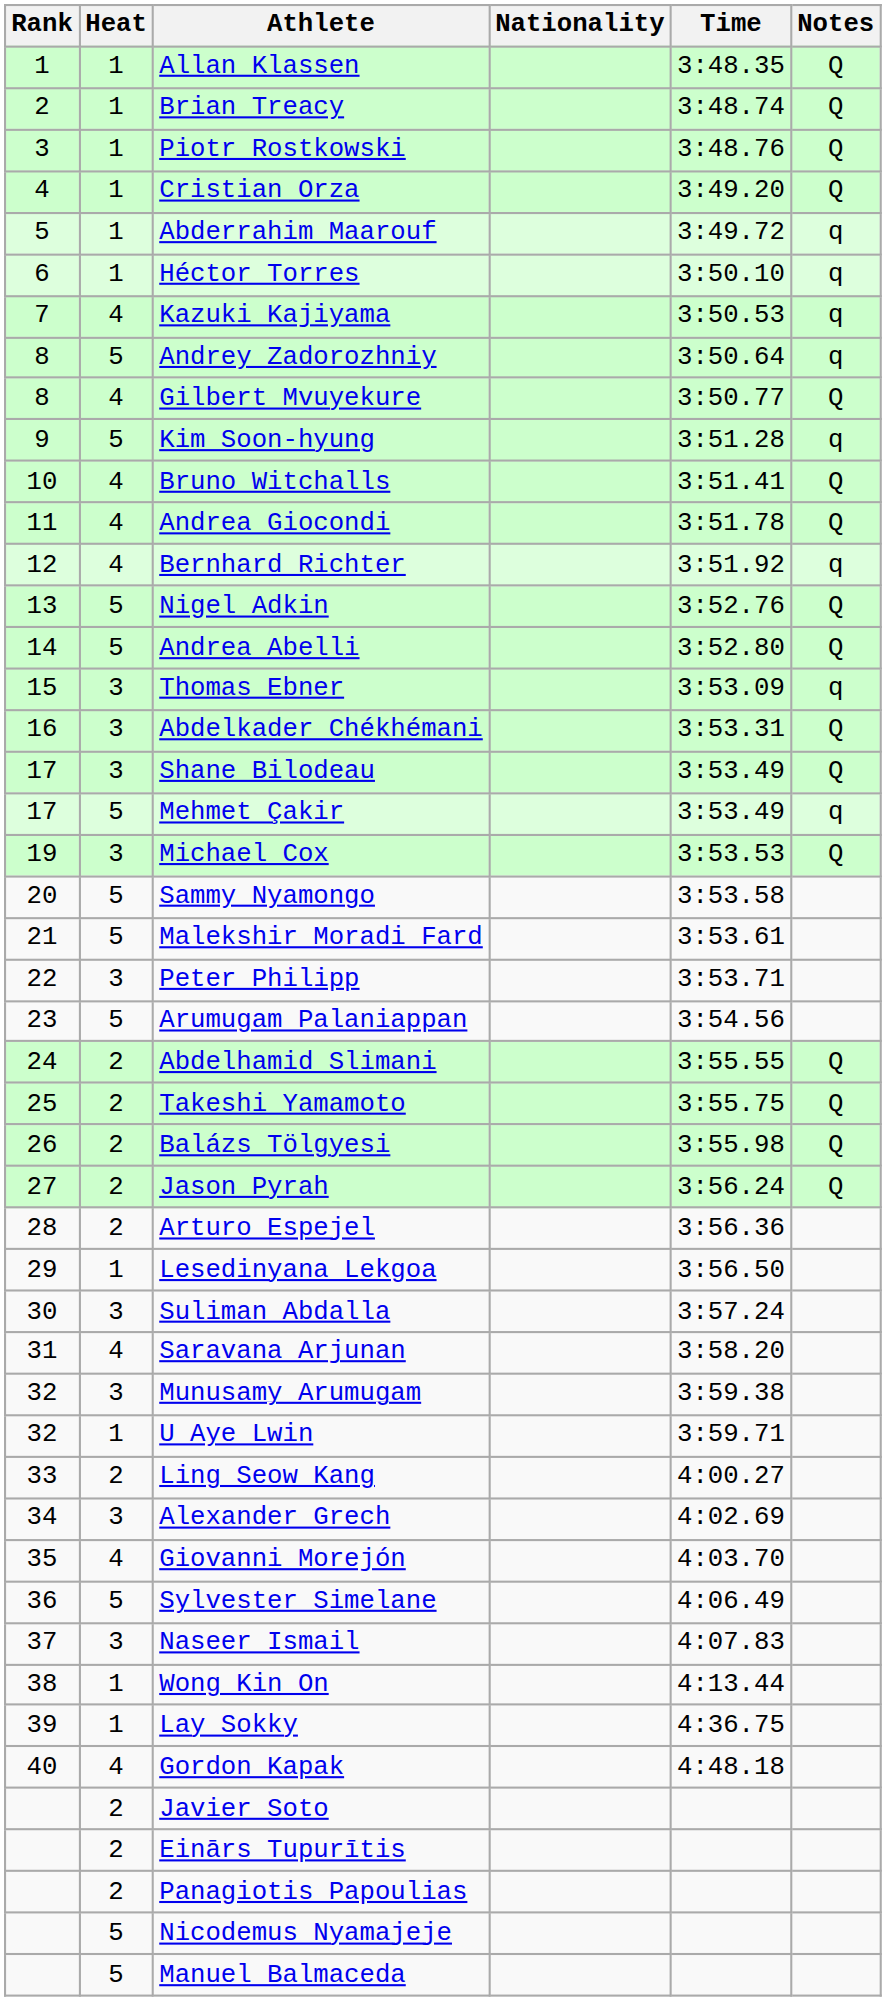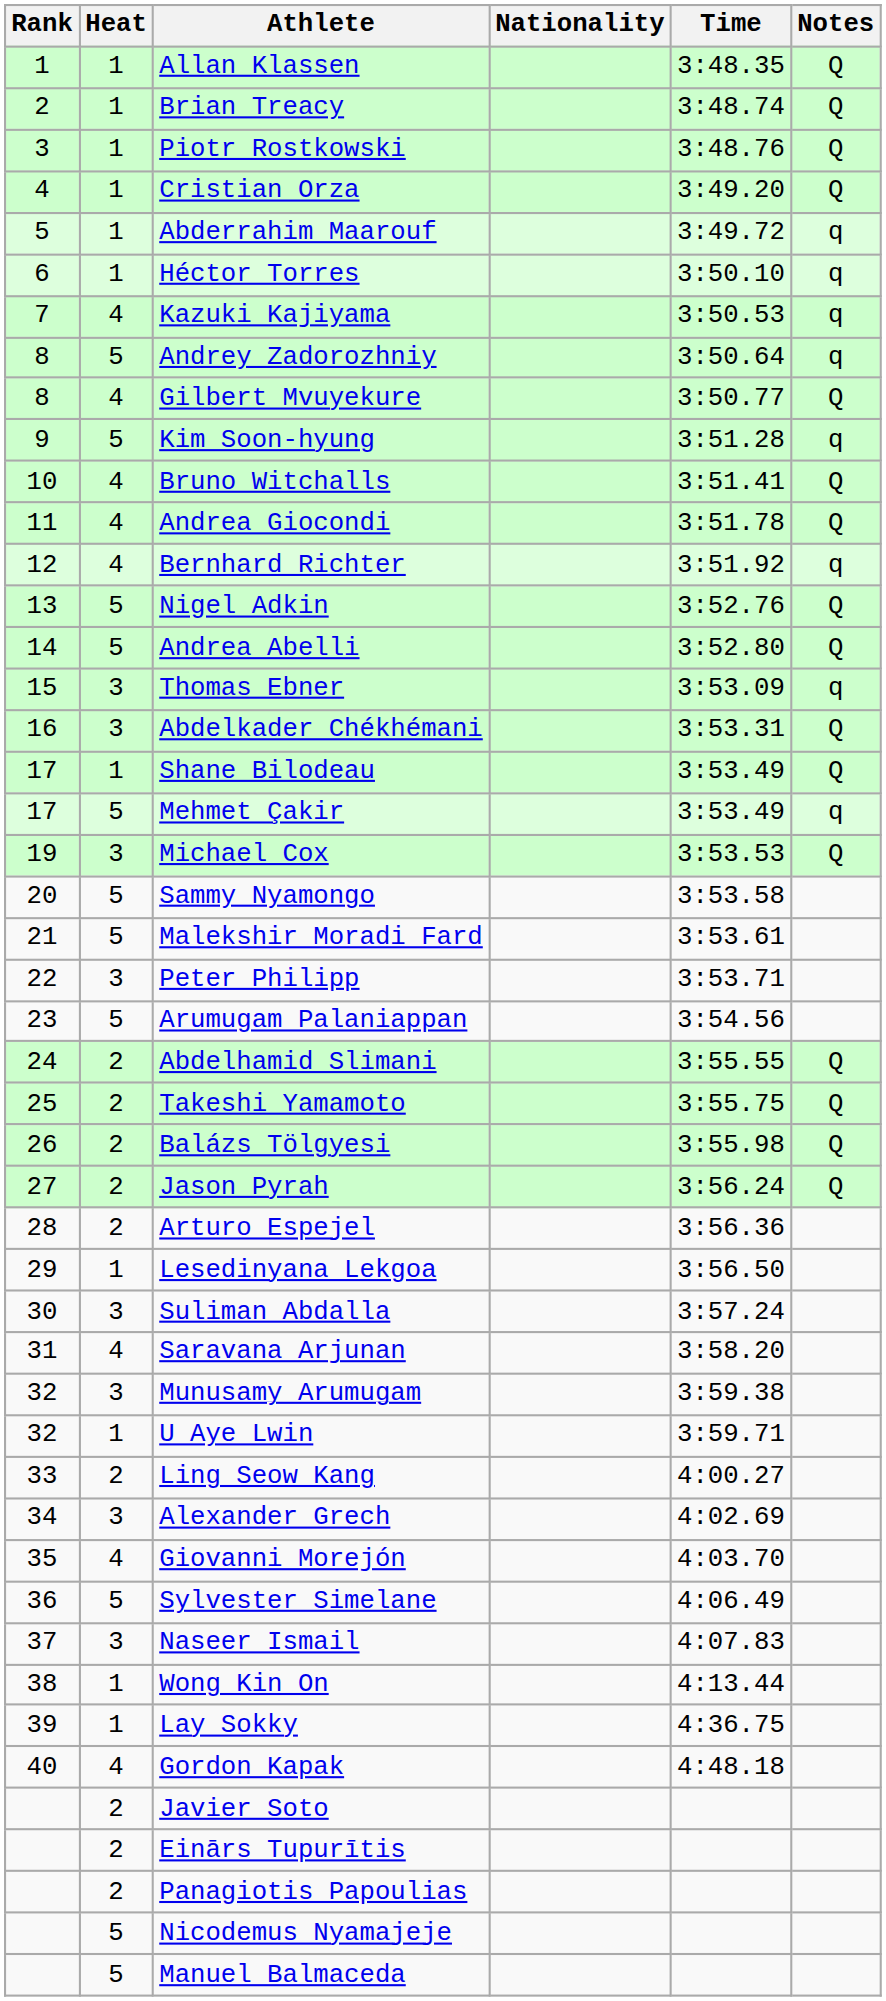(116, 773) 3 -> (116, 773) 1
